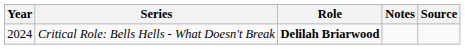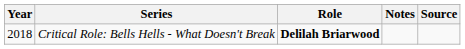(20, 34) 2024 -> (20, 34) 2018
